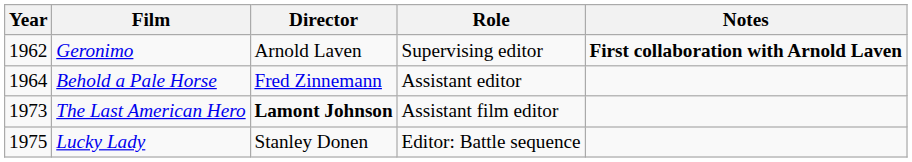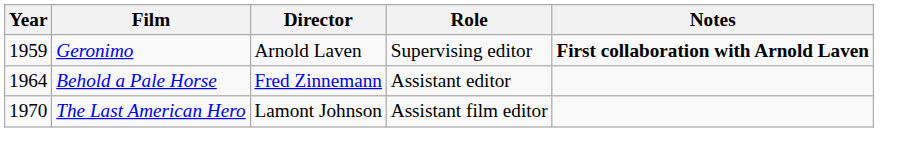(28, 50) 1962 -> (28, 50) 1959
(28, 111) 1973 -> (28, 111) 1970
(324, 111) bold -> (318, 111) normal
- row: (101, 141)
